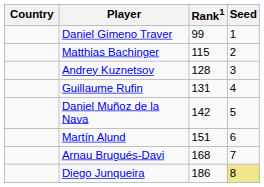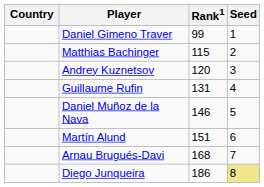(201, 70) 128 -> (201, 70) 120
(201, 113) 142 -> (201, 113) 146
